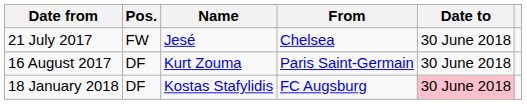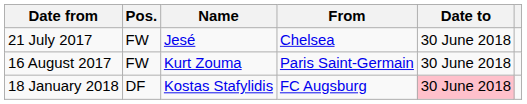(136, 63) DF -> (137, 63) FW
